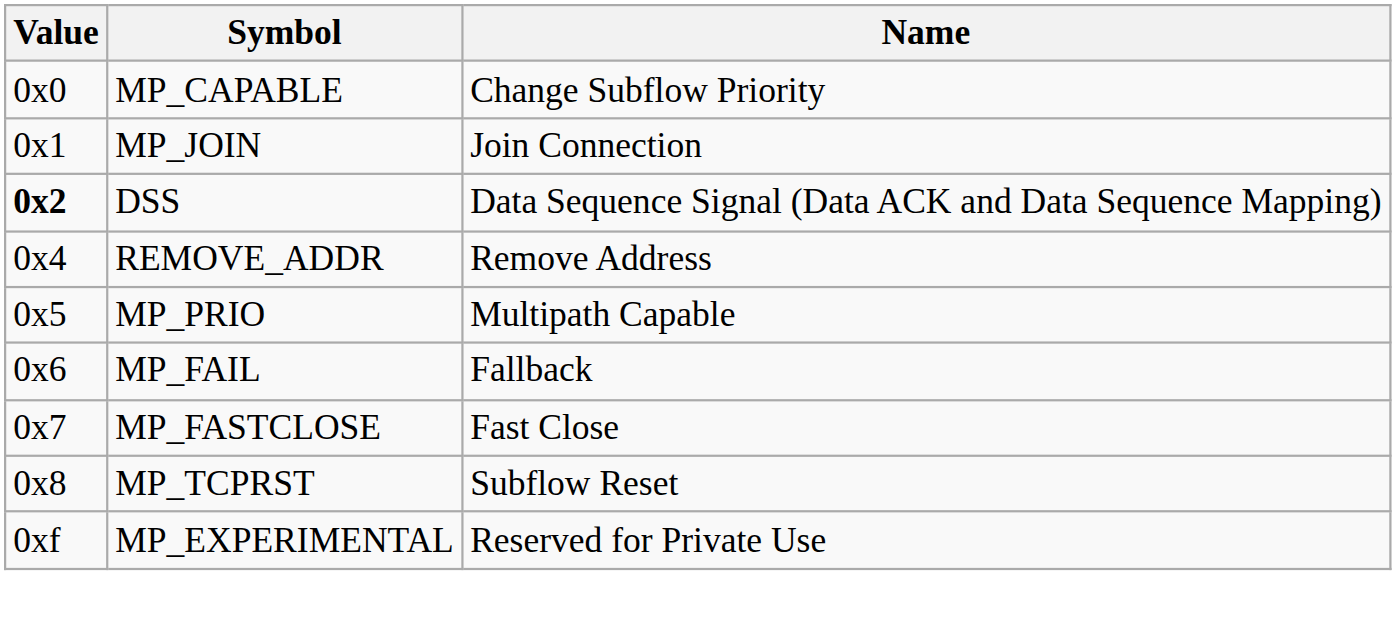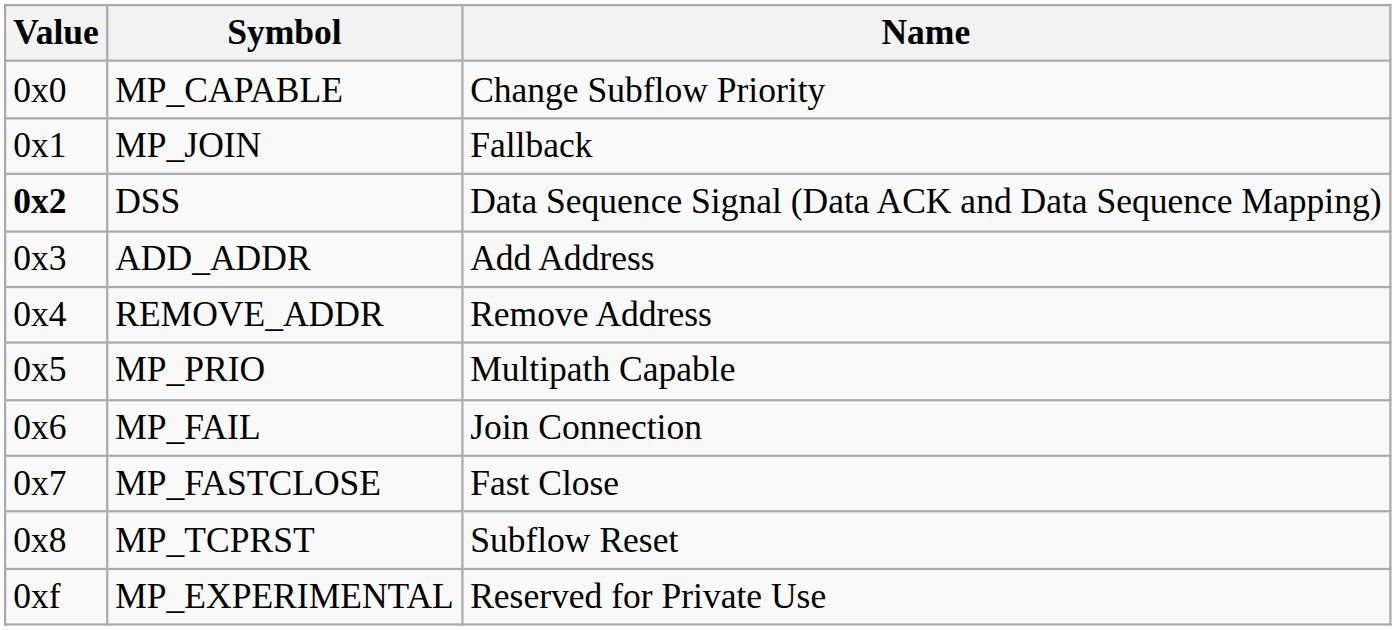(586, 145) Join Connection -> (531, 145) Fallback
+ row: (213, 257)
(531, 370) Fallback -> (586, 426) Join Connection
